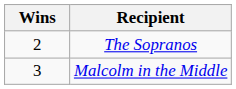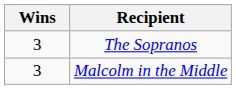(37, 44) 2 -> (37, 44) 3
